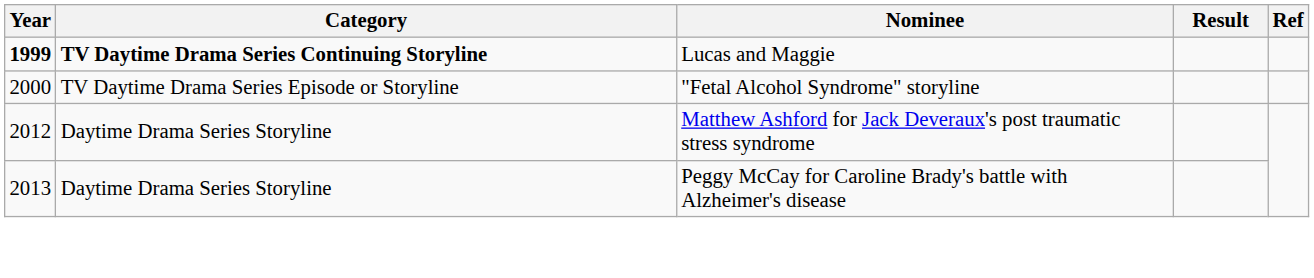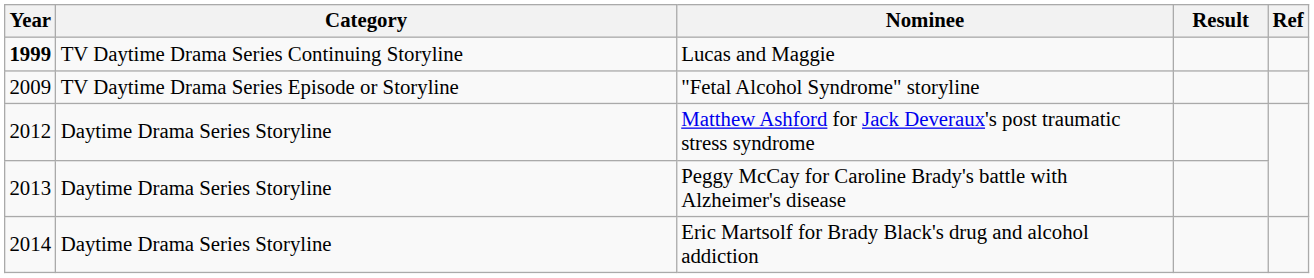(274, 53) bold -> (262, 53) normal
(30, 86) 2000 -> (30, 86) 2009
+ row: (885, 244)
